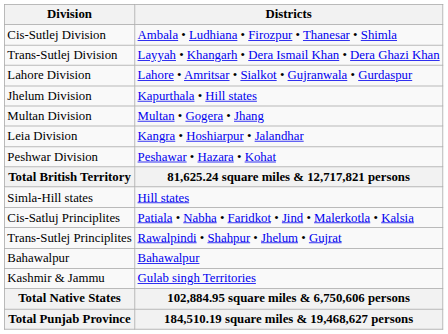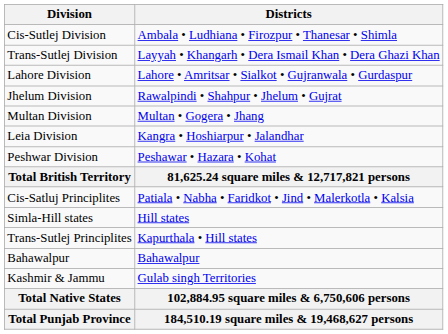(197, 95) Kapurthala • Hill states -> (240, 95) Rawalpindi • Shahpur • Jhelum • Gujrat
rows swapped: (64, 217) <-> (50, 197)
(240, 237) Rawalpindi • Shahpur • Jhelum • Gujrat -> (197, 237) Kapurthala • Hill states
